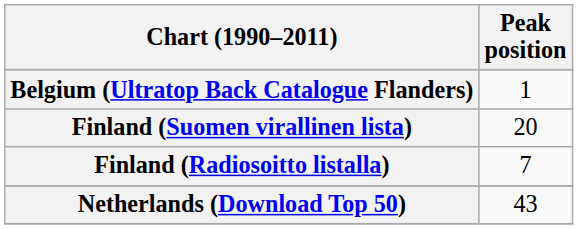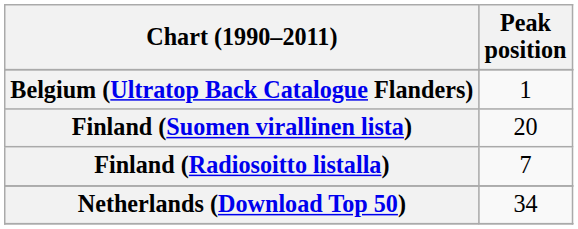(525, 204) 43 -> (525, 204) 34
